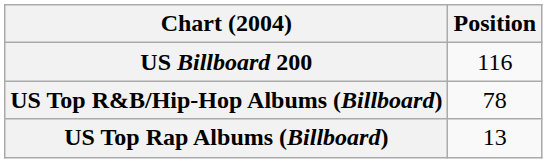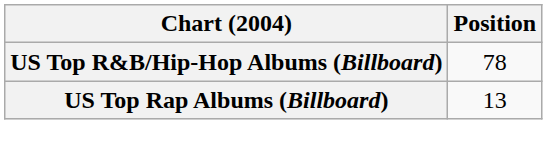- row: (226, 61)
